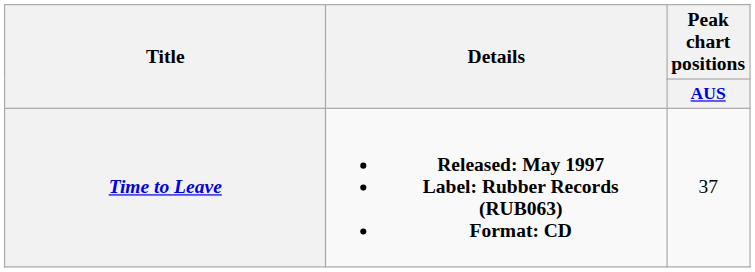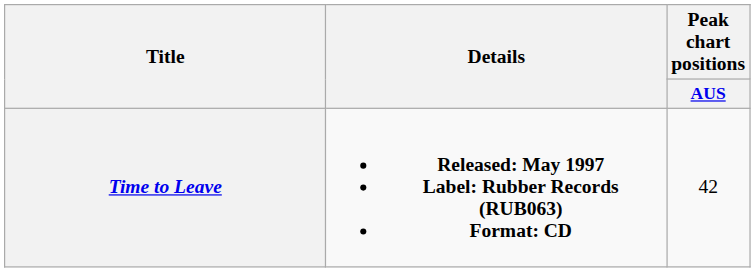(708, 187) 37 -> (708, 187) 42
